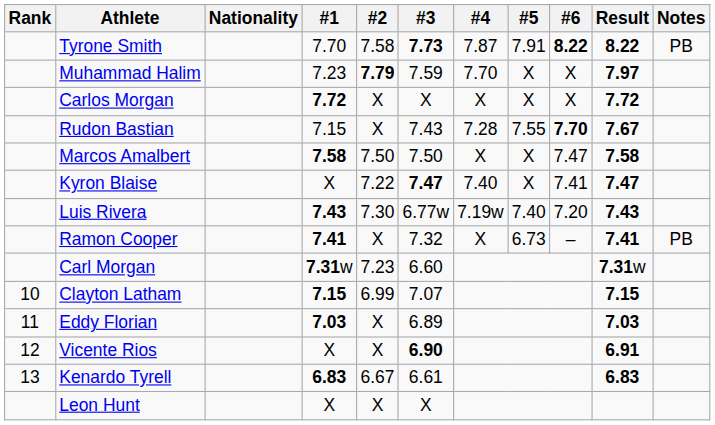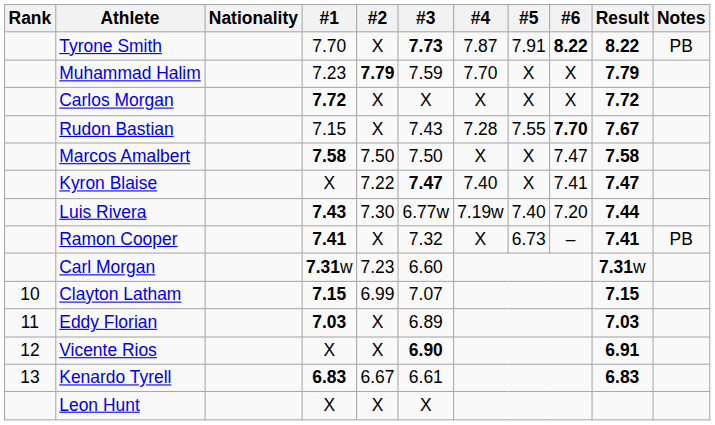(378, 45) 7.58 -> (378, 45) X
(622, 73) 7.97 -> (622, 73) 7.79
(622, 211) 7.43 -> (622, 211) 7.44
